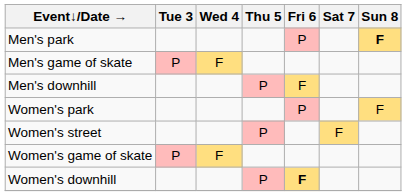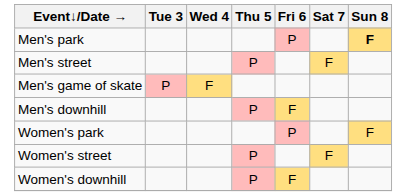+ row: (55, 63)
- row: (80, 156)
(302, 179) bold -> (292, 179) normal
